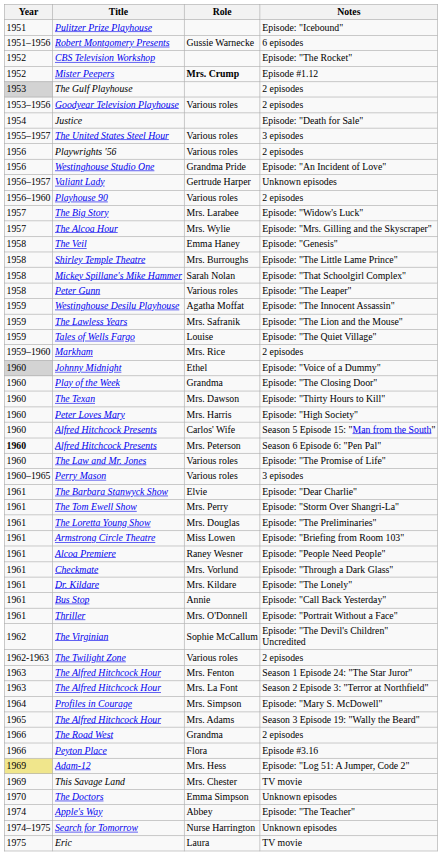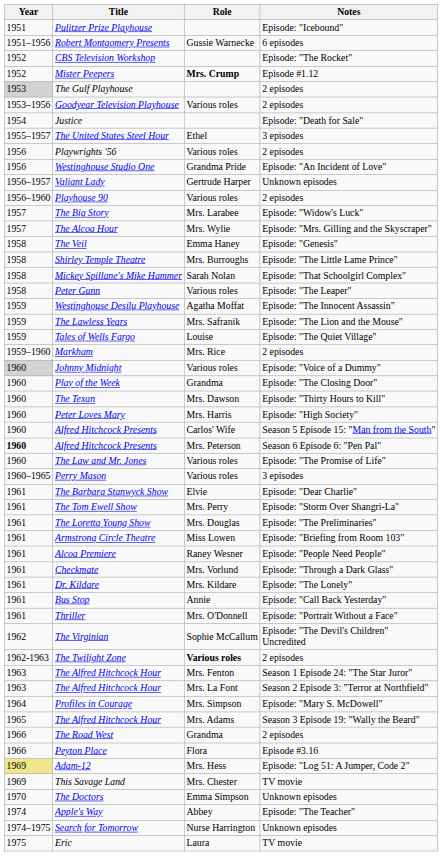(212, 136) Various roles -> (197, 136) Ethel
(197, 368) Ethel -> (212, 368) Various roles
(212, 657) normal -> (214, 657) bold
